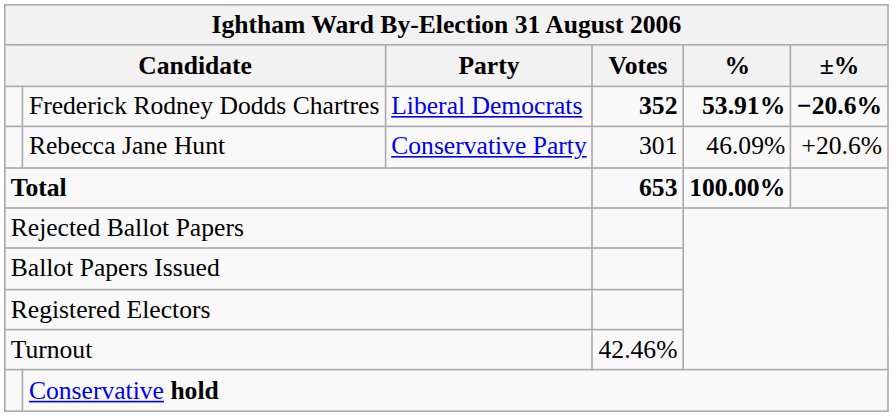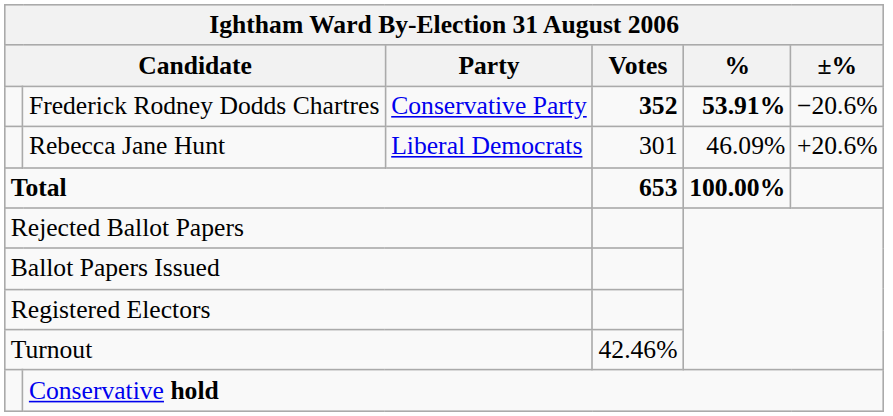(487, 106) Liberal Democrats -> (489, 106) Conservative Party
(840, 106) bold -> (837, 106) normal
(489, 146) Conservative Party -> (487, 146) Liberal Democrats
